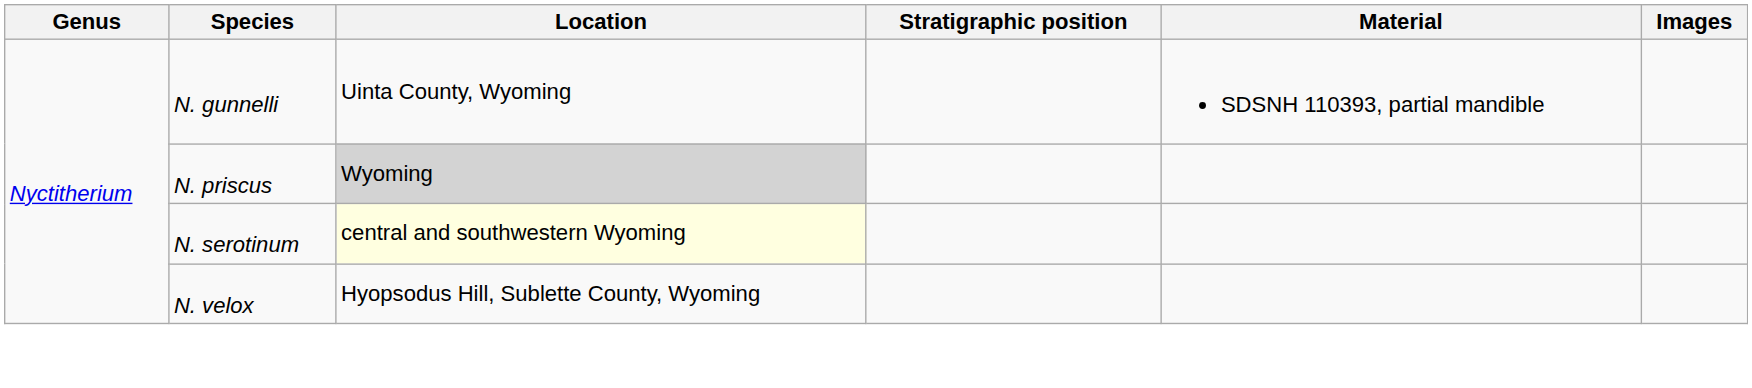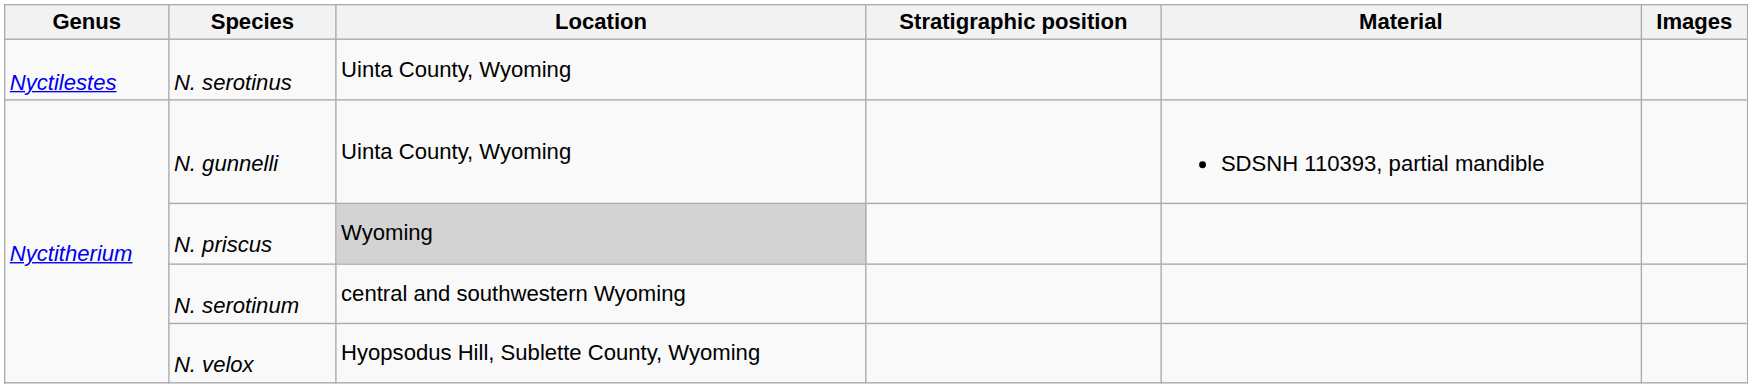+ row: (233, 81)
(513, 233) lightyellow background -> (513, 293) no background
